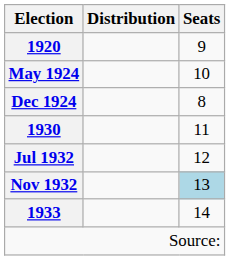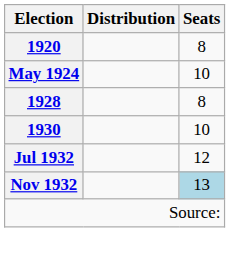(202, 46) 9 -> (202, 46) 8
- row: (44, 102)
+ row: (44, 102)
(202, 129) 11 -> (202, 129) 10
- row: (44, 213)
